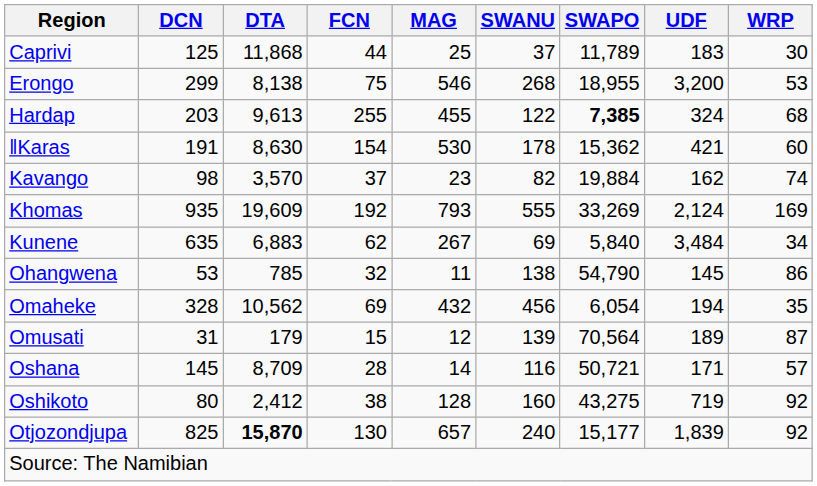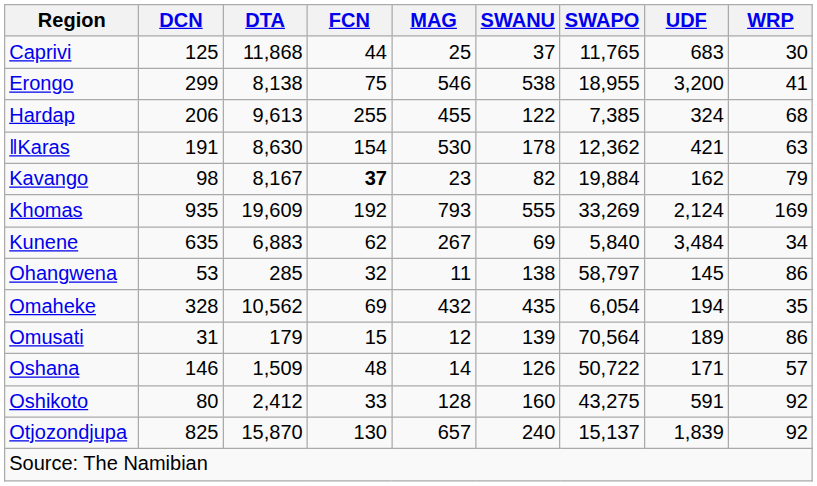(610, 52) 11,789 -> (610, 52) 11,765
(707, 52) 183 -> (707, 52) 683
(539, 83) 268 -> (539, 83) 538
(797, 83) 53 -> (797, 83) 41
(202, 115) 203 -> (202, 115) 206
(615, 115) bold -> (615, 115) normal
(609, 147) 15,362 -> (609, 147) 12,362
(797, 147) 60 -> (797, 147) 63
(278, 178) 3,570 -> (278, 178) 8,167
(376, 178) normal -> (376, 178) bold
(797, 178) 74 -> (797, 178) 79
(286, 274) 785 -> (286, 274) 285
(609, 274) 54,790 -> (609, 274) 58,797
(539, 305) 456 -> (539, 305) 435
(797, 337) 87 -> (797, 337) 86
(202, 369) 145 -> (202, 369) 146
(278, 369) 8,709 -> (278, 369) 1,509
(376, 369) 28 -> (376, 369) 48
(539, 369) 116 -> (539, 369) 126
(609, 369) 50,721 -> (609, 369) 50,722
(376, 400) 38 -> (376, 400) 33
(707, 400) 719 -> (707, 400) 591
(272, 432) bold -> (272, 432) normal
(609, 432) 15,177 -> (609, 432) 15,137
